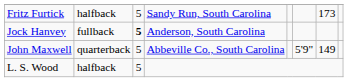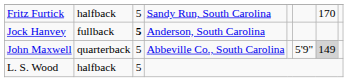(327, 13) 173 -> (327, 13) 170
(327, 49) no background -> (327, 49) lightgrey background
